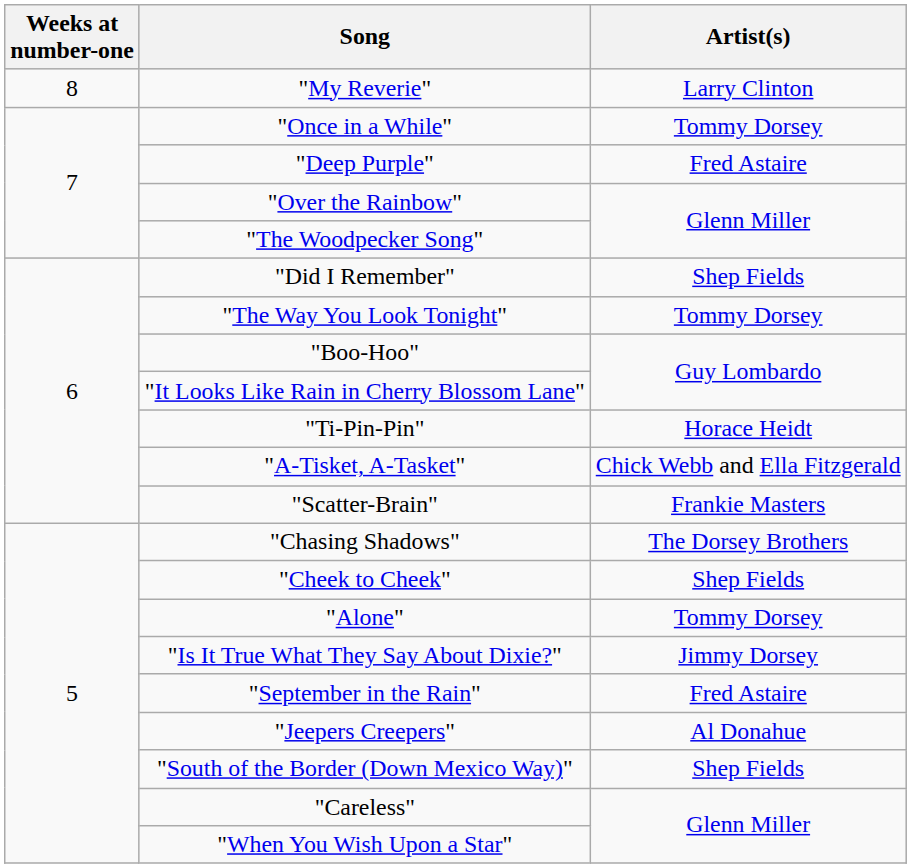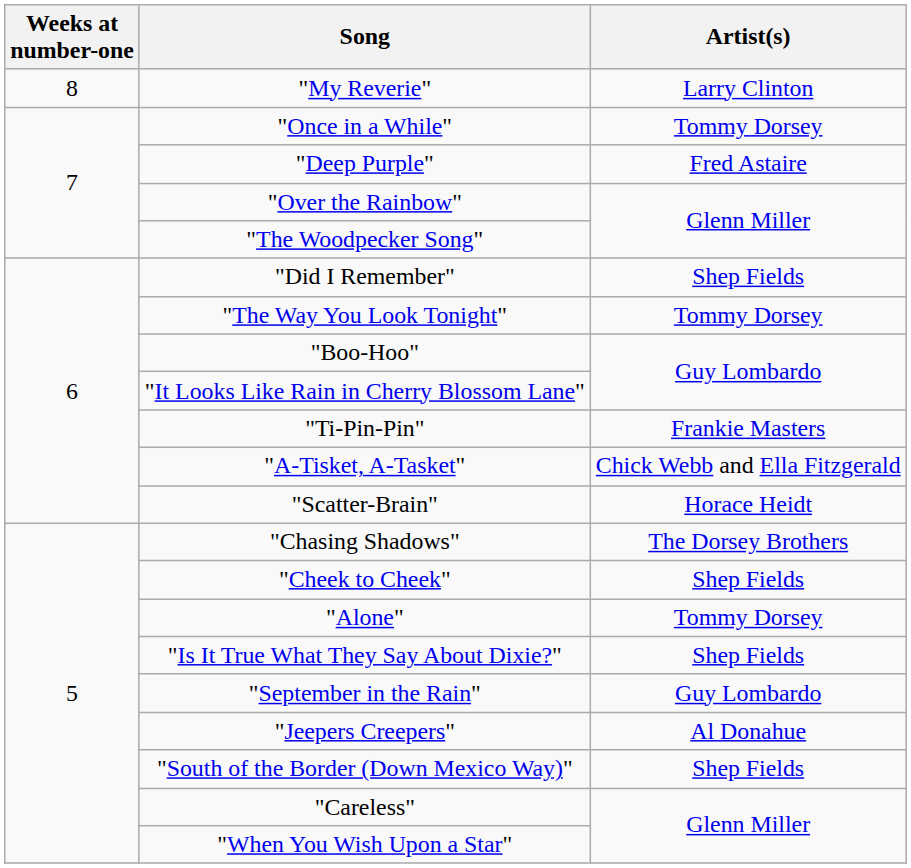(748, 428) Horace Heidt -> (748, 428) Frankie Masters
(748, 503) Frankie Masters -> (748, 503) Horace Heidt
(748, 655) Jimmy Dorsey -> (748, 655) Shep Fields
(748, 692) Fred Astaire -> (748, 692) Guy Lombardo
